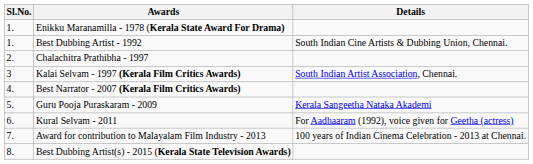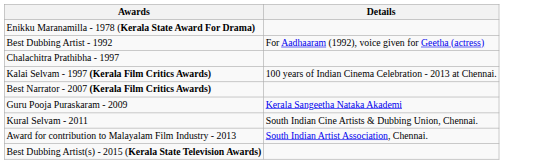- column: (19, 12)
(401, 43) South Indian Cine Artists & Dubbing Union, Chennai. -> (375, 43) For Aadhaaram (1992), voice given for Geetha (actress)
(376, 74) South Indian Artist Association, Chennai. -> (381, 74) 100 years of Indian Cinema Celebration - 2013 at Chennai.
(404, 120) For Aadhaaram (1992), voice given for Geetha (actress) -> (372, 120) South Indian Cine Artists & Dubbing Union, Chennai.
(411, 136) 100 years of Indian Cinema Celebration - 2013 at Chennai. -> (347, 136) South Indian Artist Association, Chennai.
